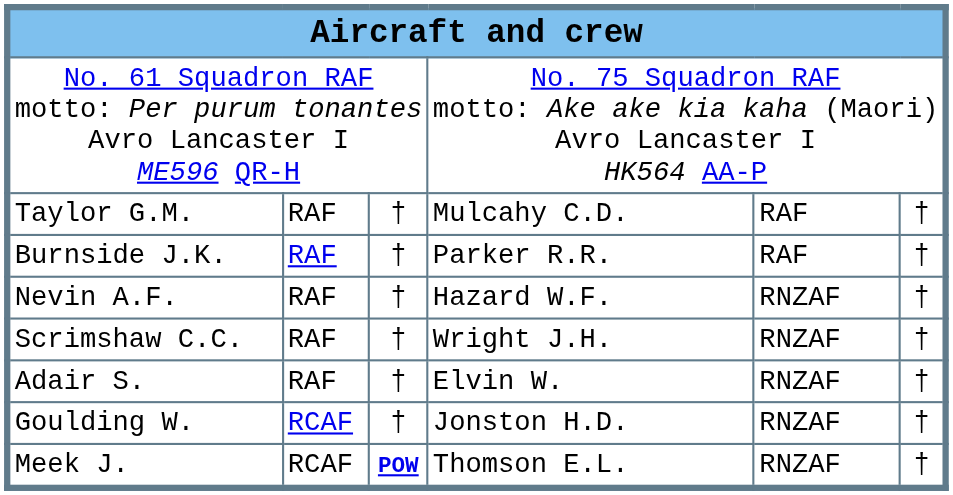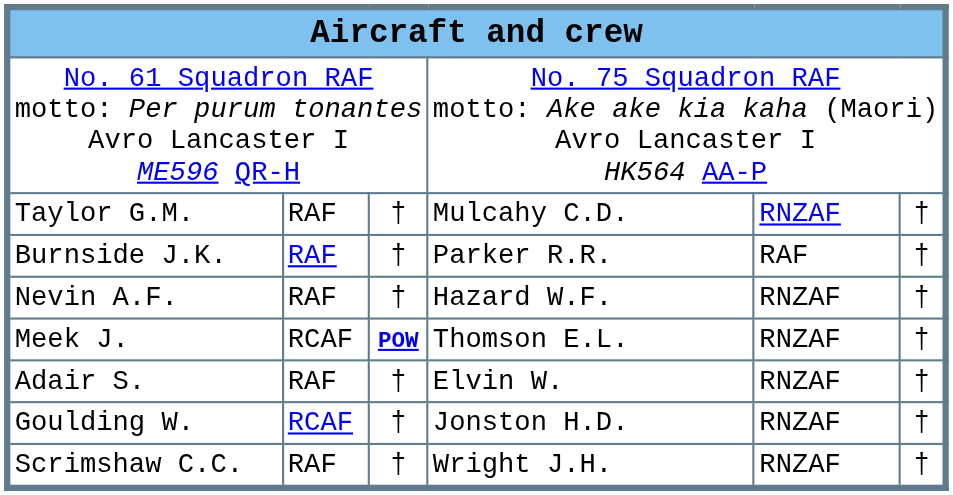(784, 214) RAF -> (800, 214) RNZAF
rows swapped: (72, 465) <-> (129, 339)
